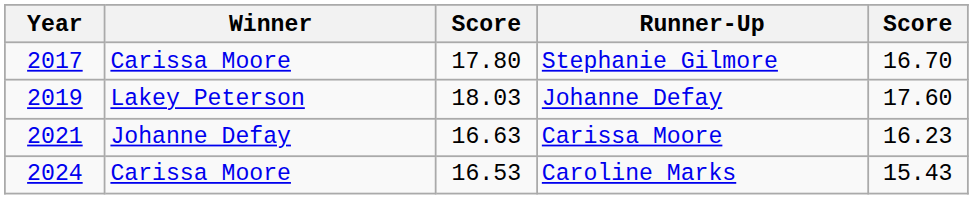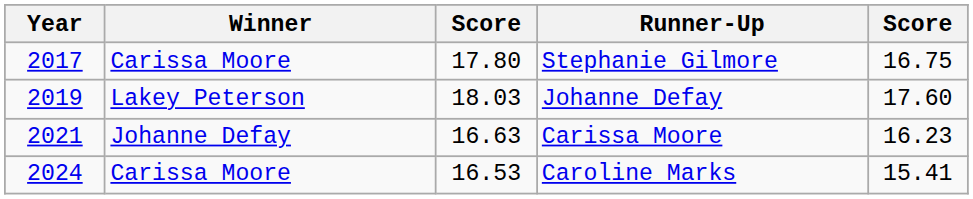(918, 61) 16.70 -> (918, 61) 16.75
(918, 175) 15.43 -> (918, 175) 15.41
